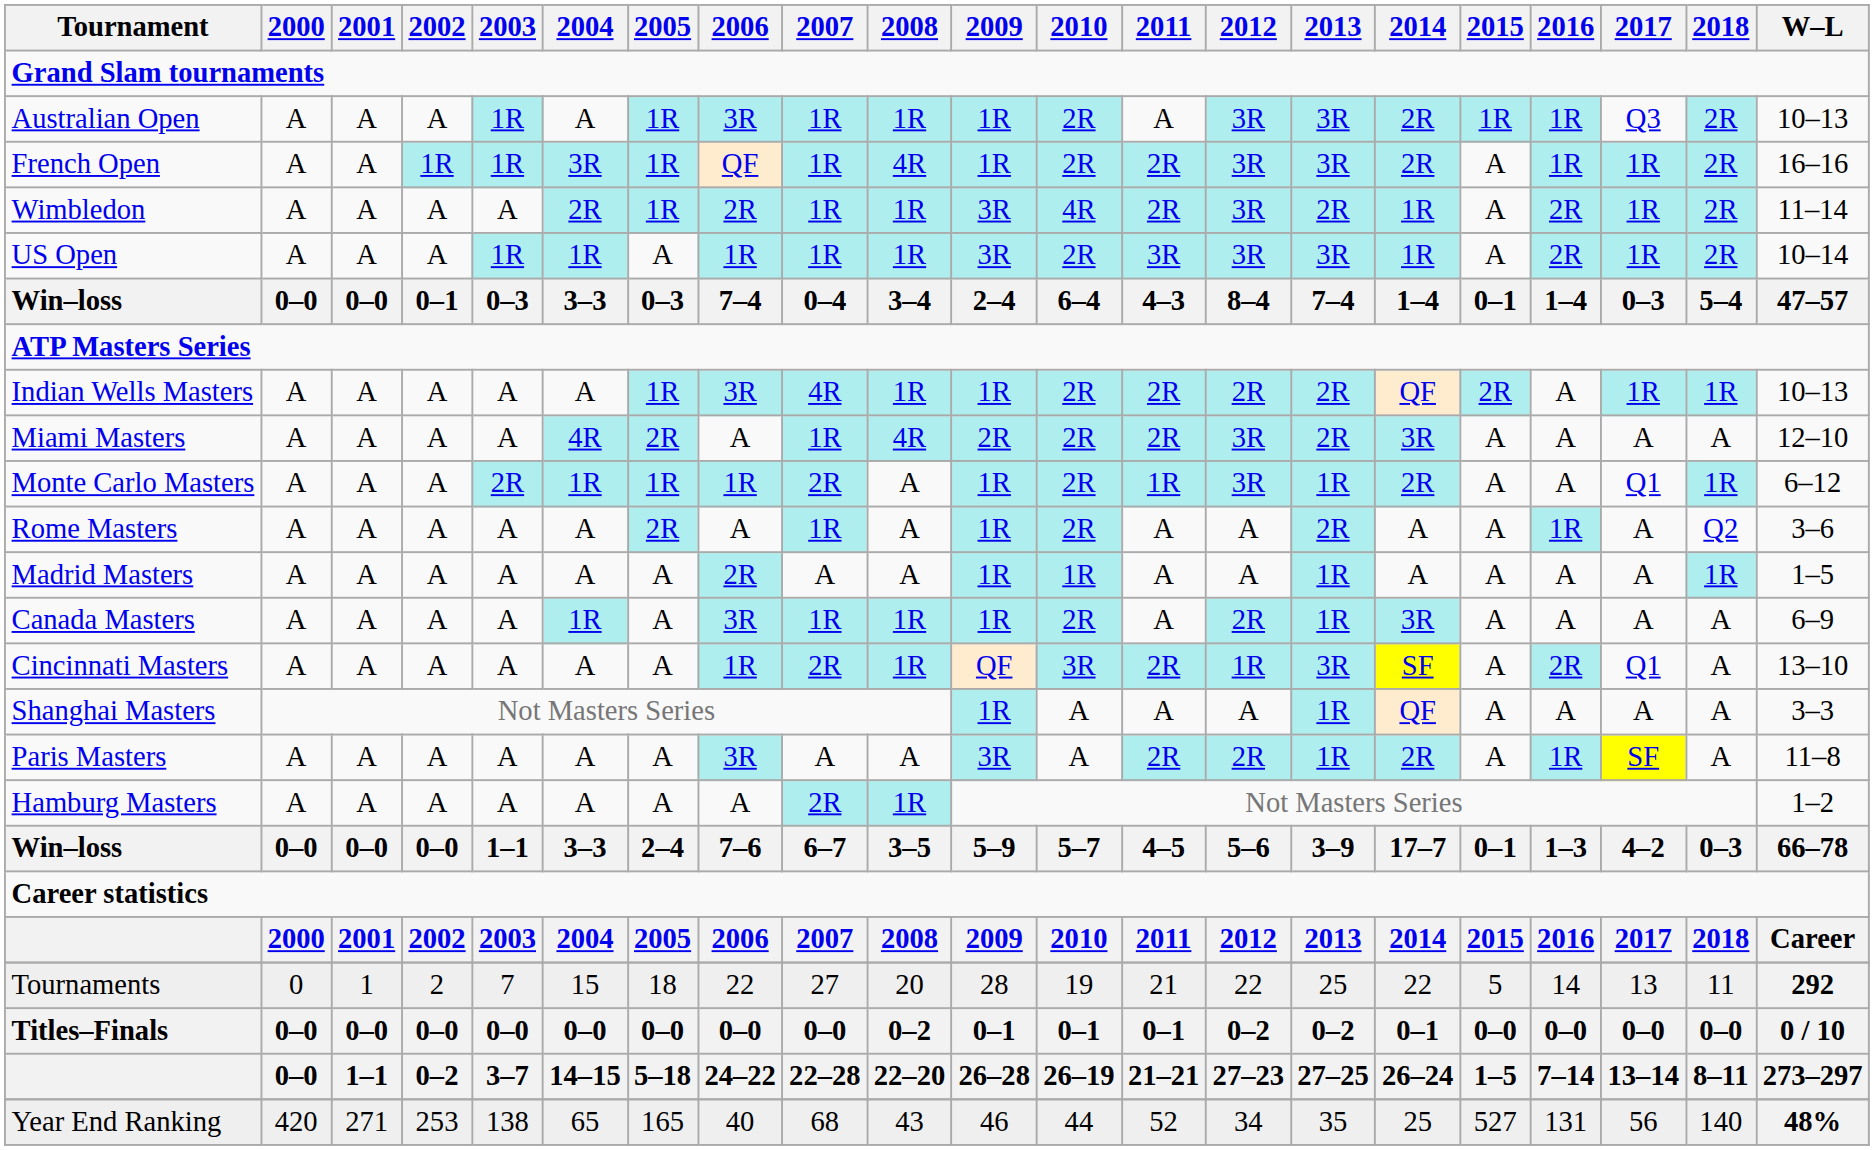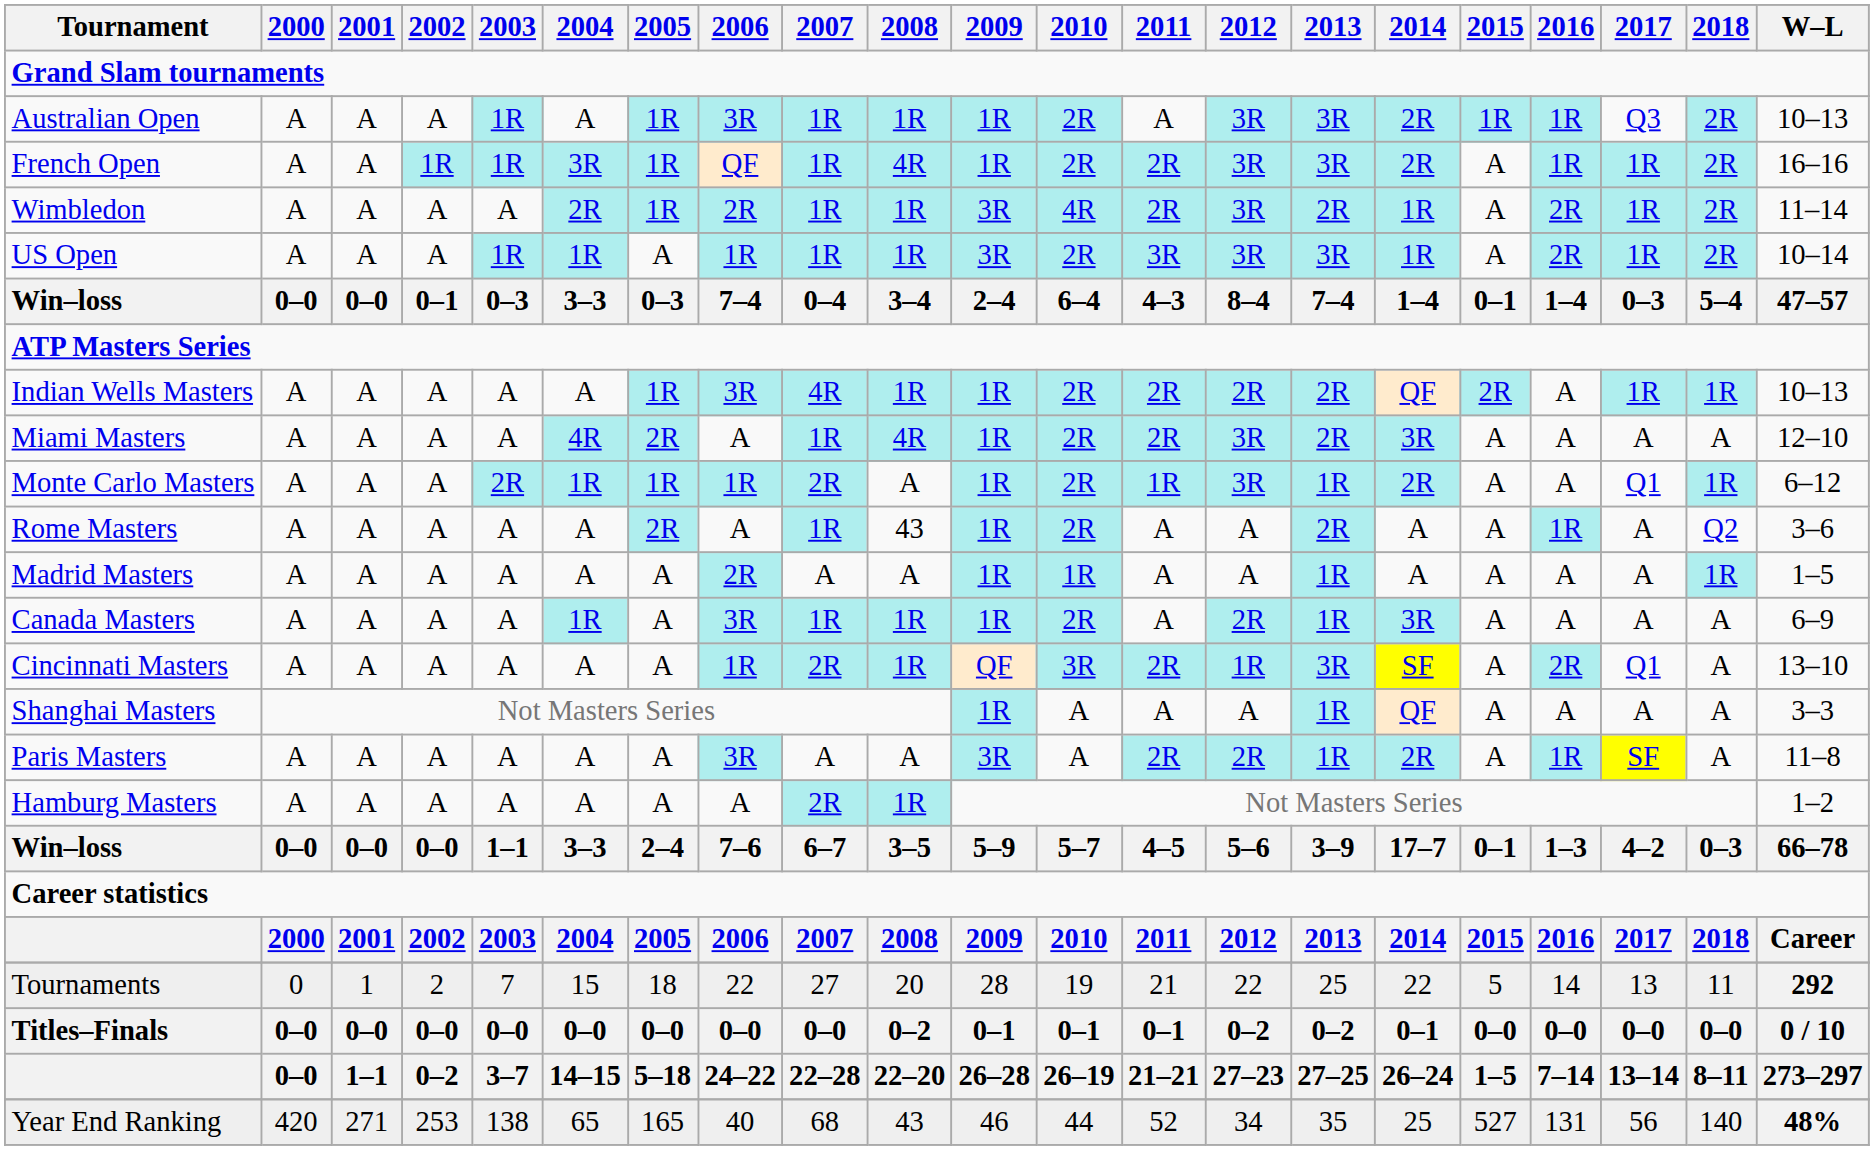(994, 437) 2R -> (994, 437) 1R
(910, 528) A -> (909, 528) 43
